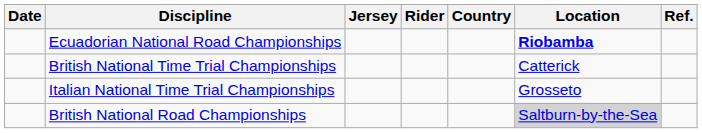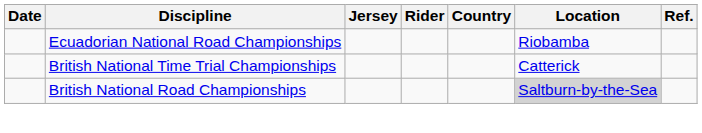(556, 41) bold -> (554, 41) normal
- row: (192, 90)
